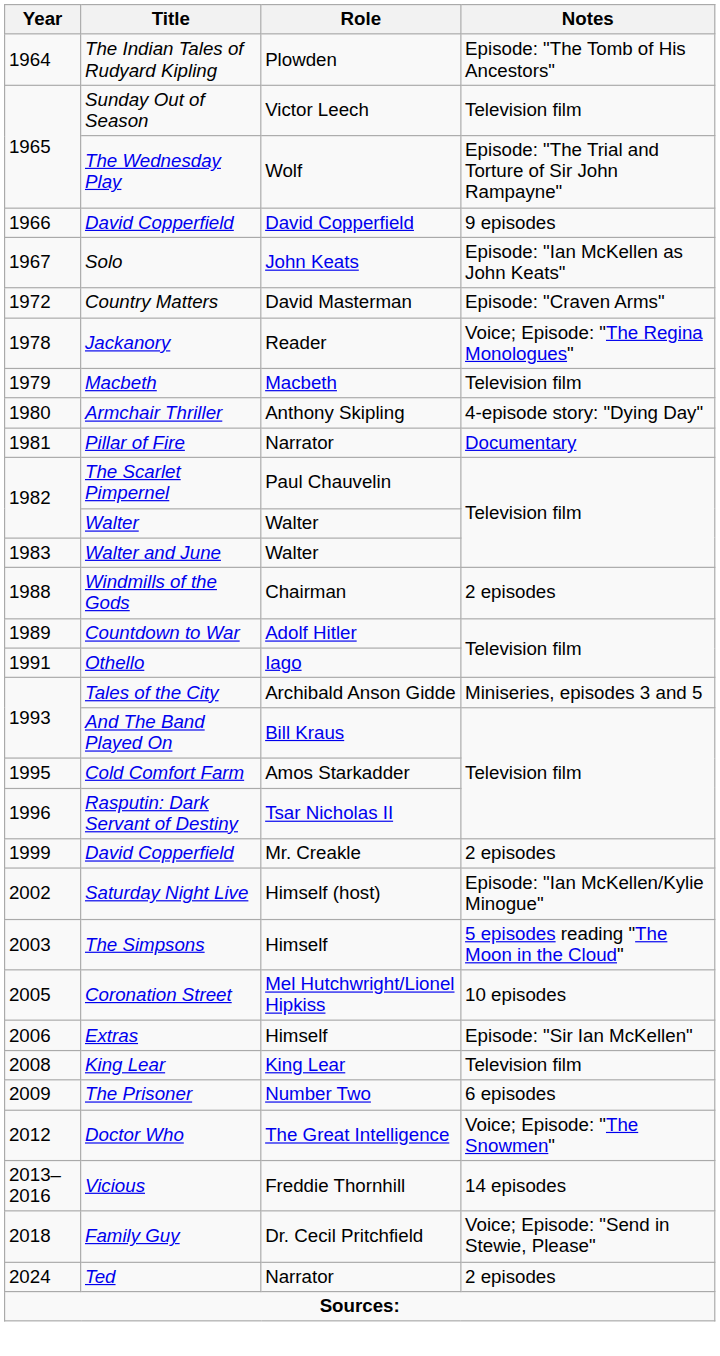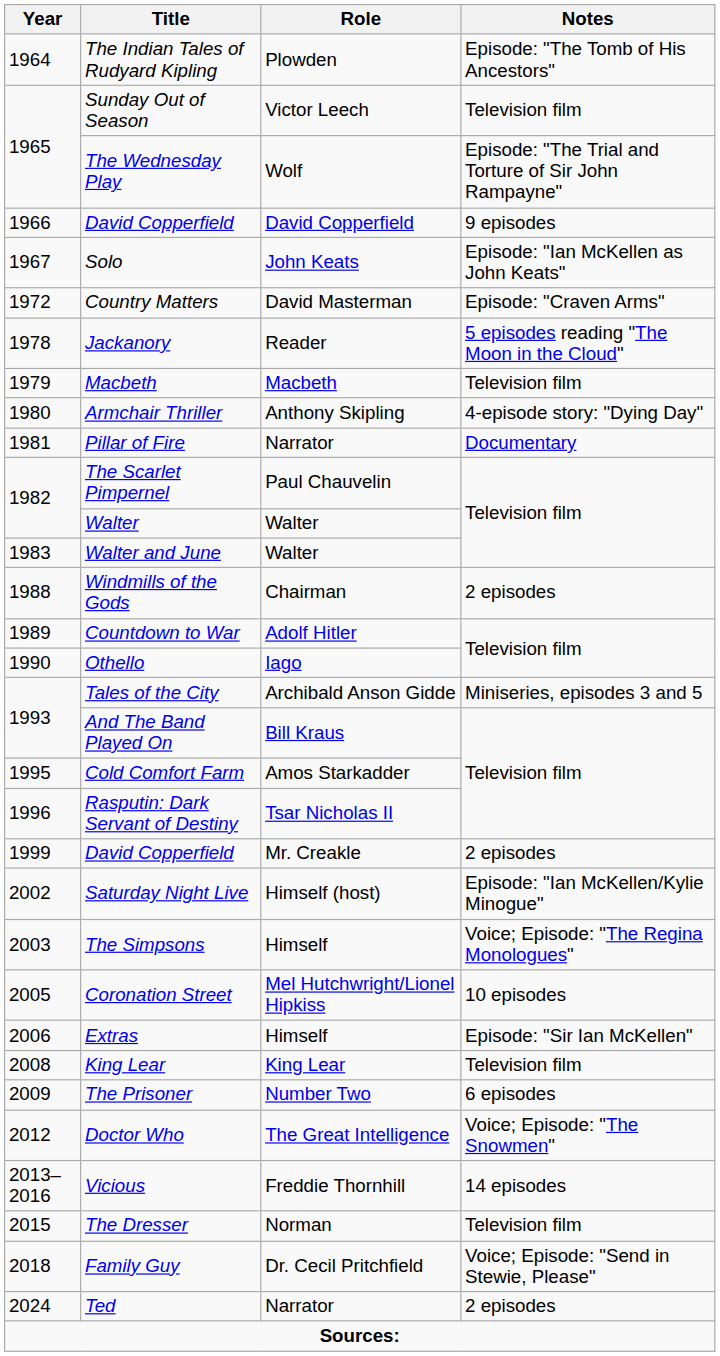(584, 342) Voice; Episode: "The Regina Monologues" -> (566, 342) 5 episodes reading "The Moon in the Cloud"
(30, 662) 1991 -> (30, 662) 1990
(566, 944) 5 episodes reading "The Moon in the Cloud" -> (584, 944) Voice; Episode: "The Regina Monologues"
+ row: (136, 1225)
